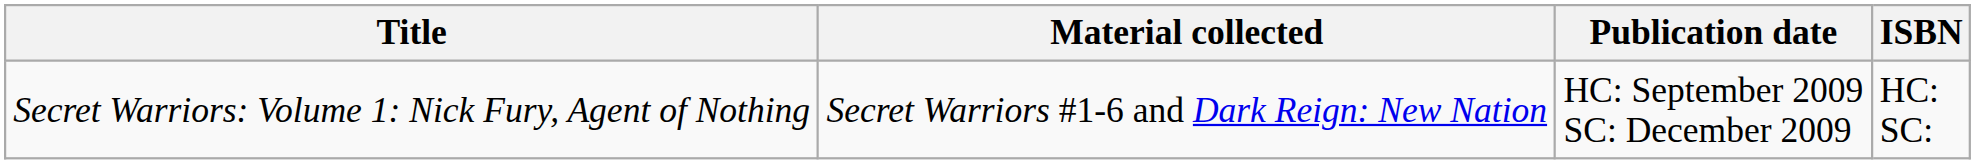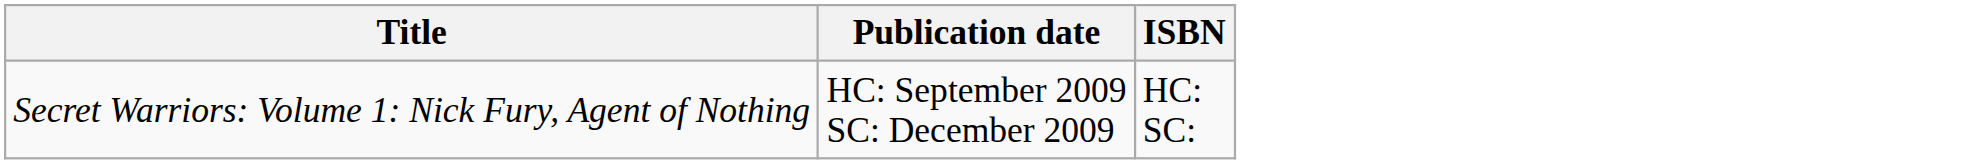- column: (1187, 32)
